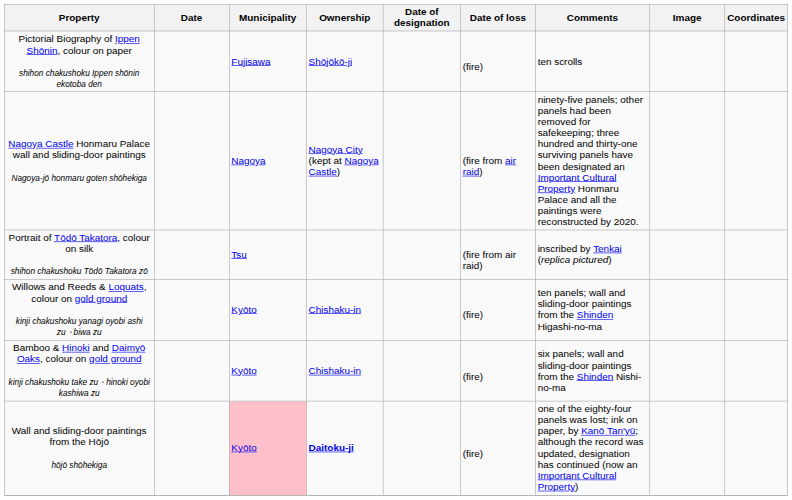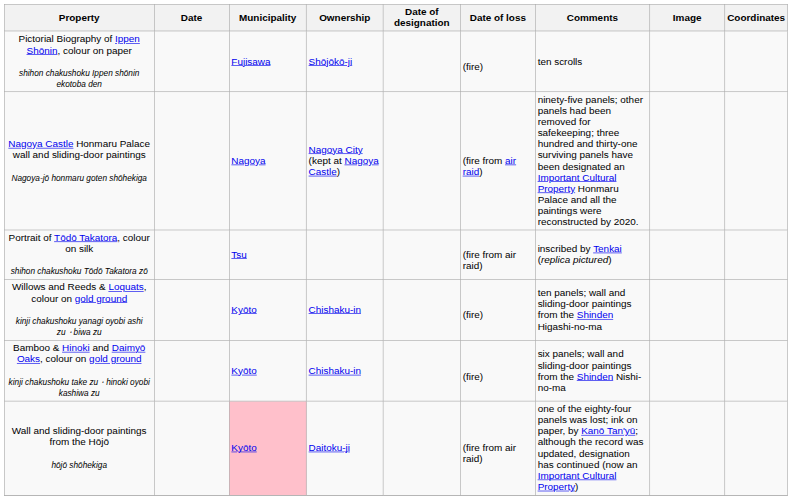(331, 448) bold -> (329, 448) normal
(473, 453) (fire) -> (489, 453) (fire from air raid)
